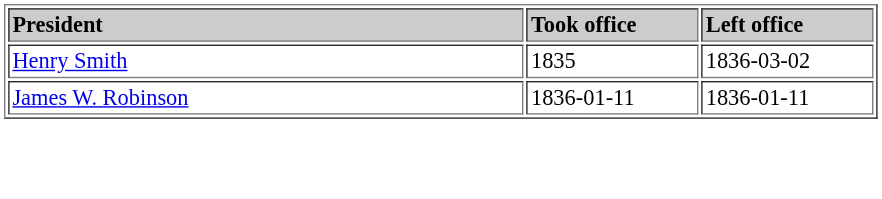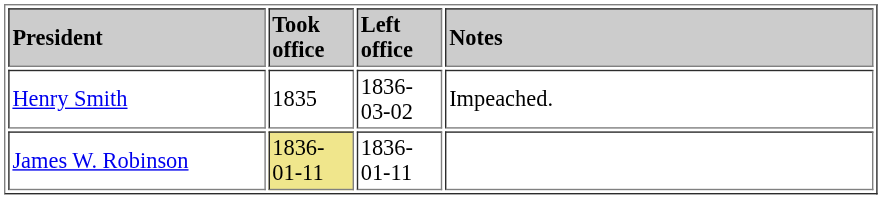+ column: (476, 37)
(583, 97) no background -> (298, 160) khaki background
